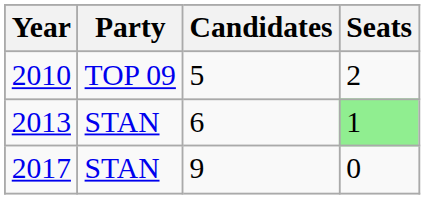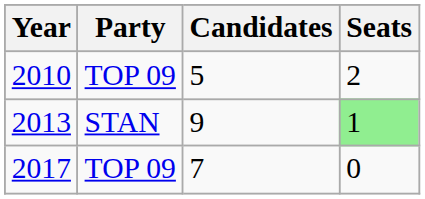(197, 121) 6 -> (197, 121) 9
(122, 168) STAN -> (130, 168) TOP 09
(197, 168) 9 -> (197, 168) 7
